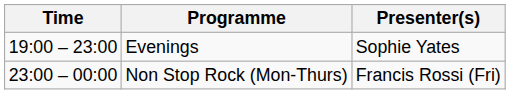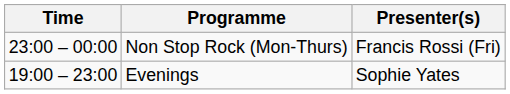rows swapped: (162, 46) <-> (237, 74)
